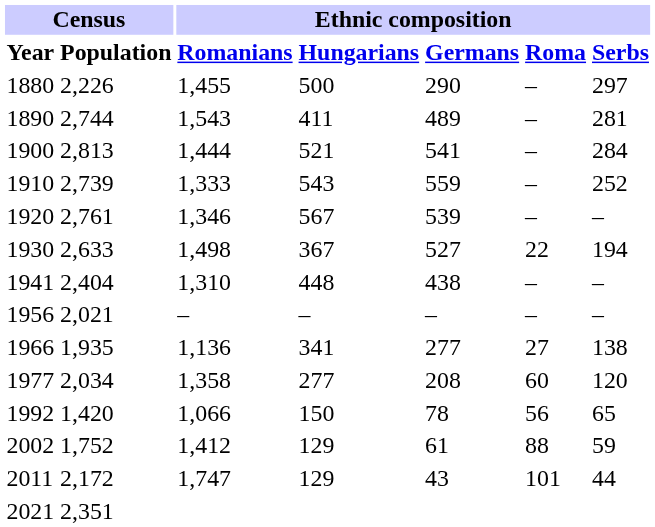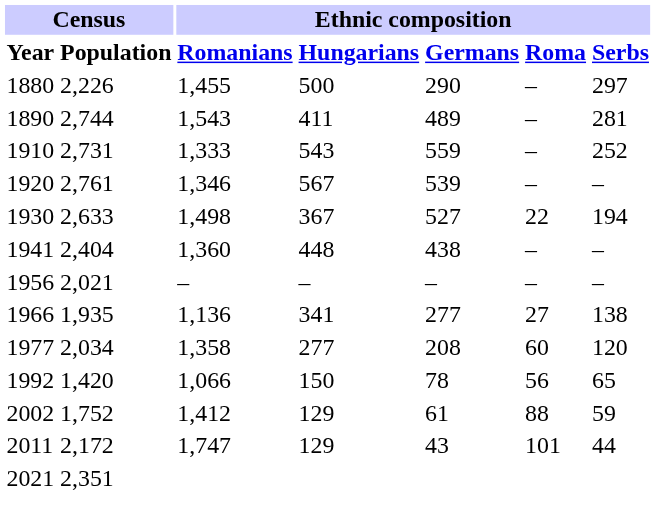- row: (30, 150)
(87, 183) 2,739 -> (87, 150) 2,731
(204, 281) 1,310 -> (204, 249) 1,360
